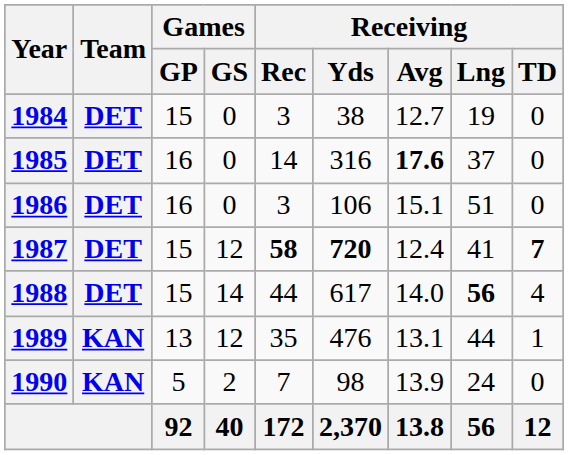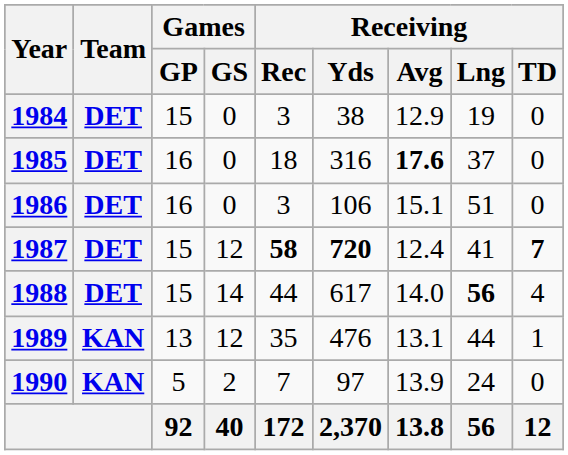(419, 115) 12.7 -> (419, 115) 12.9
(284, 159) 14 -> (284, 159) 18
(351, 381) 98 -> (351, 381) 97
